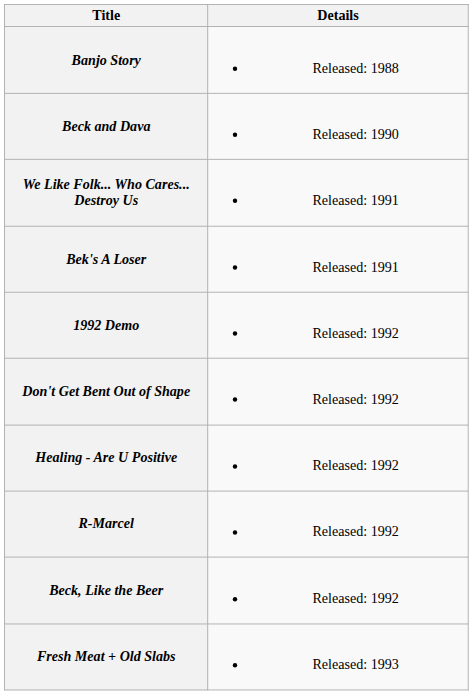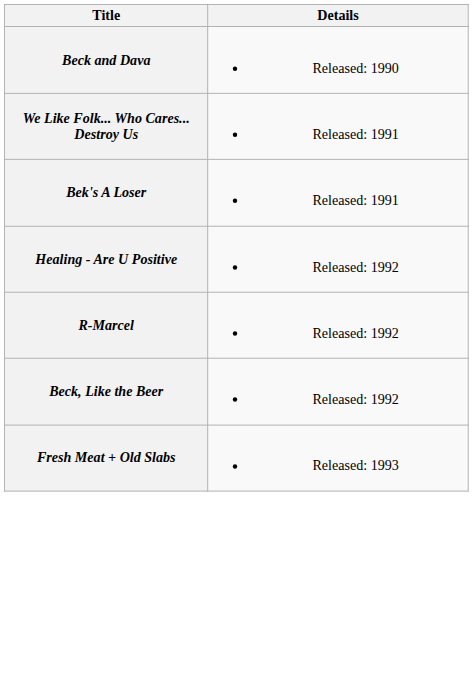- row: (106, 59)
- row: (106, 325)
- row: (106, 391)
